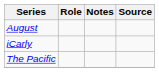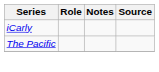- row: (22, 28)
